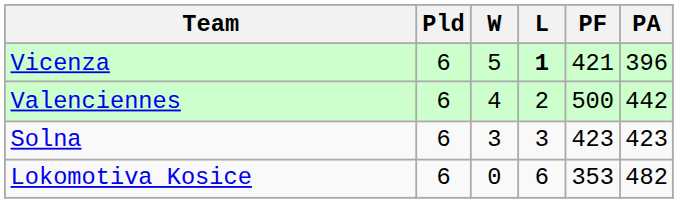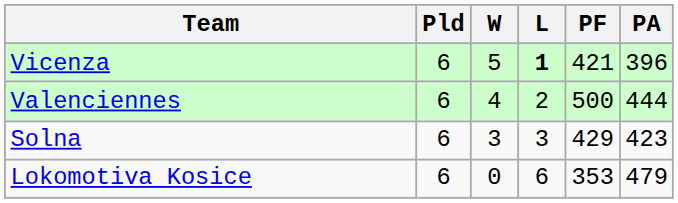(647, 101) 442 -> (647, 101) 444
(593, 140) 423 -> (593, 140) 429
(647, 178) 482 -> (647, 178) 479
